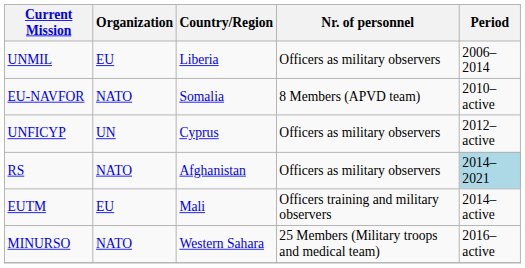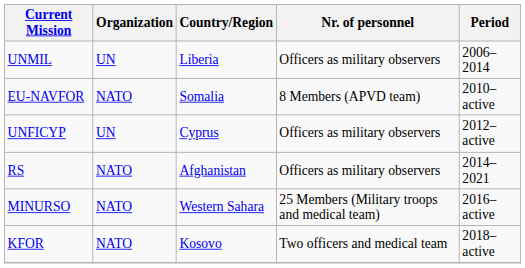(105, 59) EU -> (106, 59) UN
(479, 170) lightblue background -> (479, 170) no background
- row: (27, 207)
+ row: (26, 244)
